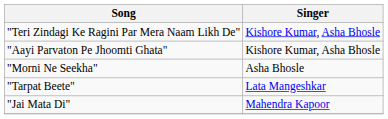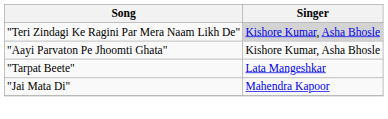(313, 31) no background -> (313, 31) lightgrey background
- row: (52, 68)
